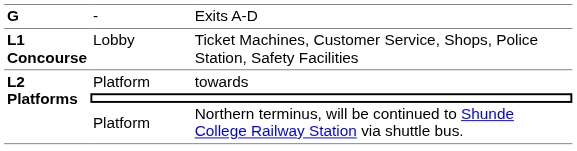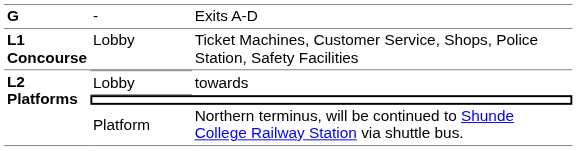(121, 81) Platform -> (114, 82) Lobby
